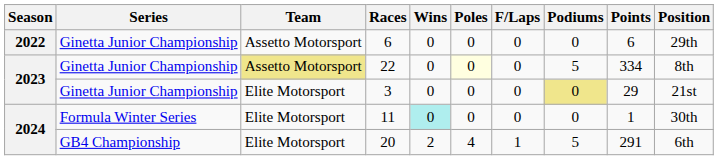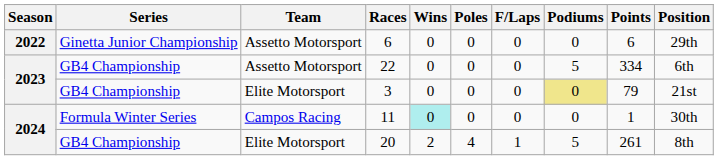(149, 67) Ginetta Junior Championship -> (120, 67) GB4 Championship
(303, 67) khaki background -> (303, 67) no background
(471, 67) lightyellow background -> (471, 67) no background
(684, 67) 8th -> (684, 67) 6th
(149, 92) Ginetta Junior Championship -> (120, 92) GB4 Championship
(631, 92) 29 -> (631, 92) 79
(295, 117) Elite Motorsport -> (293, 117) Campos Racing
(631, 142) 291 -> (631, 142) 261
(684, 142) 6th -> (684, 142) 8th
